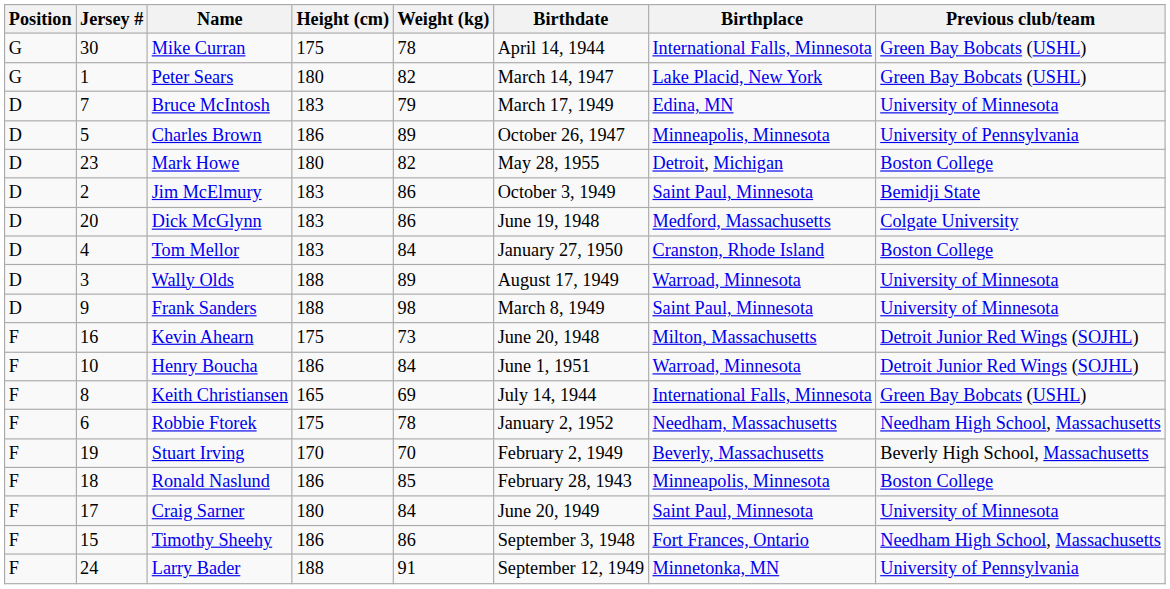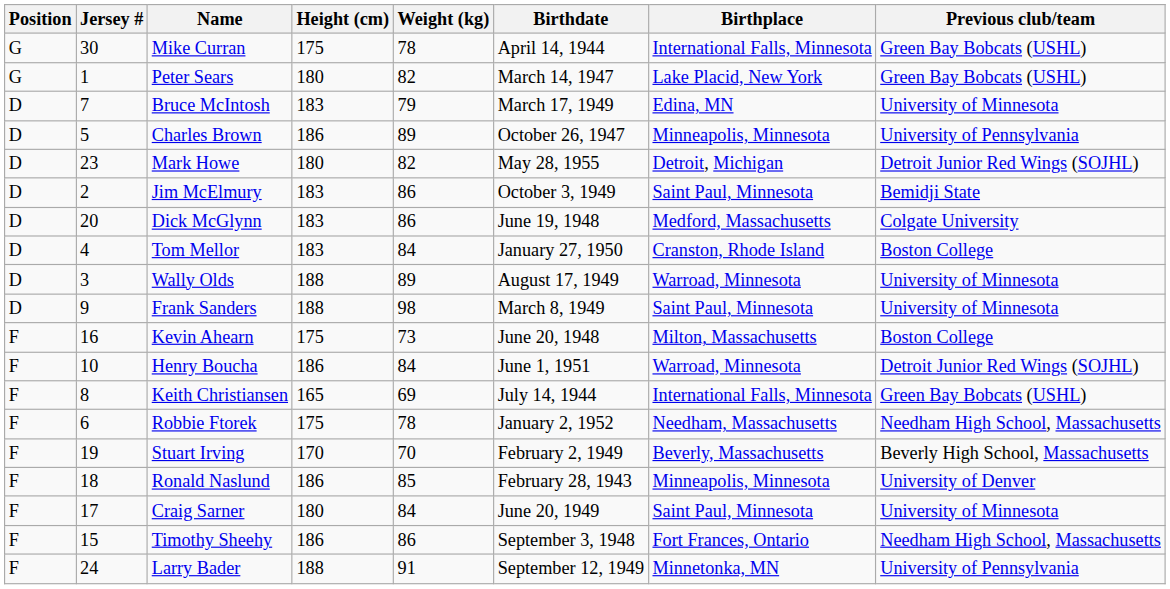(937, 163) Boston College -> (1009, 163) Detroit Junior Red Wings (SOJHL)
(1009, 337) Detroit Junior Red Wings (SOJHL) -> (937, 337) Boston College
(937, 481) Boston College -> (958, 481) University of Denver
